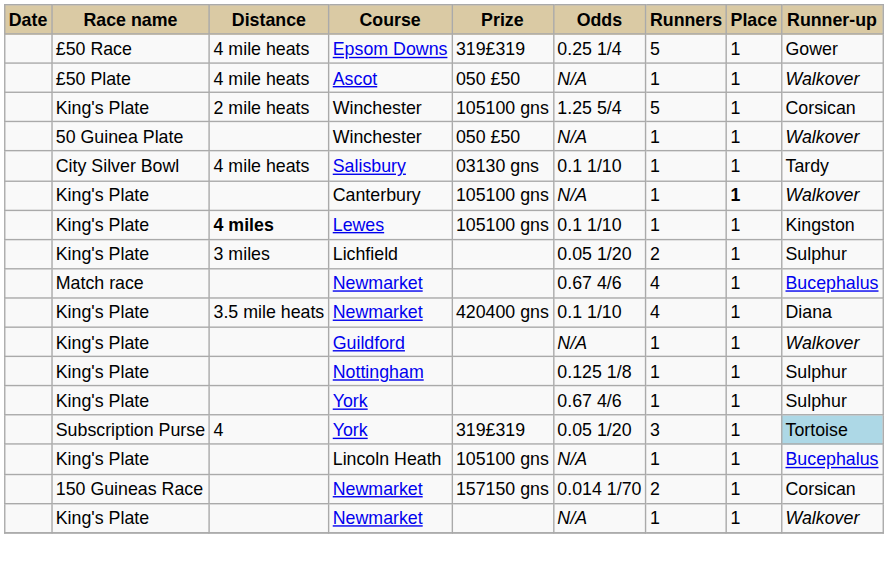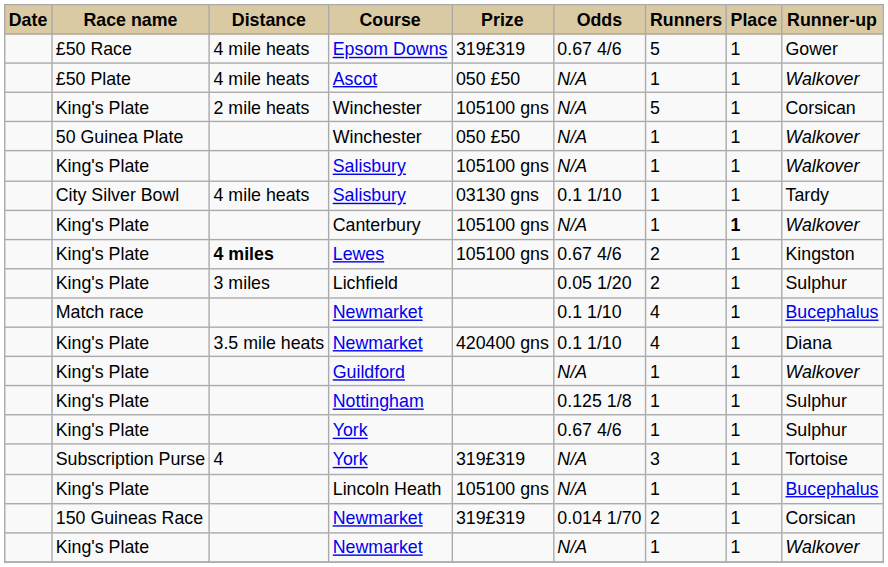(590, 48) 0.25 1/4 -> (590, 48) 0.67 4/6
(590, 107) 1.25 5/4 -> (572, 107) N/A
+ row: (102, 166)
(590, 224) 0.1 1/10 -> (590, 254) 0.67 4/6
(655, 224) 1 -> (655, 254) 2
(590, 283) 0.67 4/6 -> (590, 312) 0.1 1/10
(594, 430) 0.05 1/20 -> (572, 459) N/A
(817, 430) lightblue background -> (817, 459) no background
(502, 488) 157150 gns -> (491, 518) 319£319
